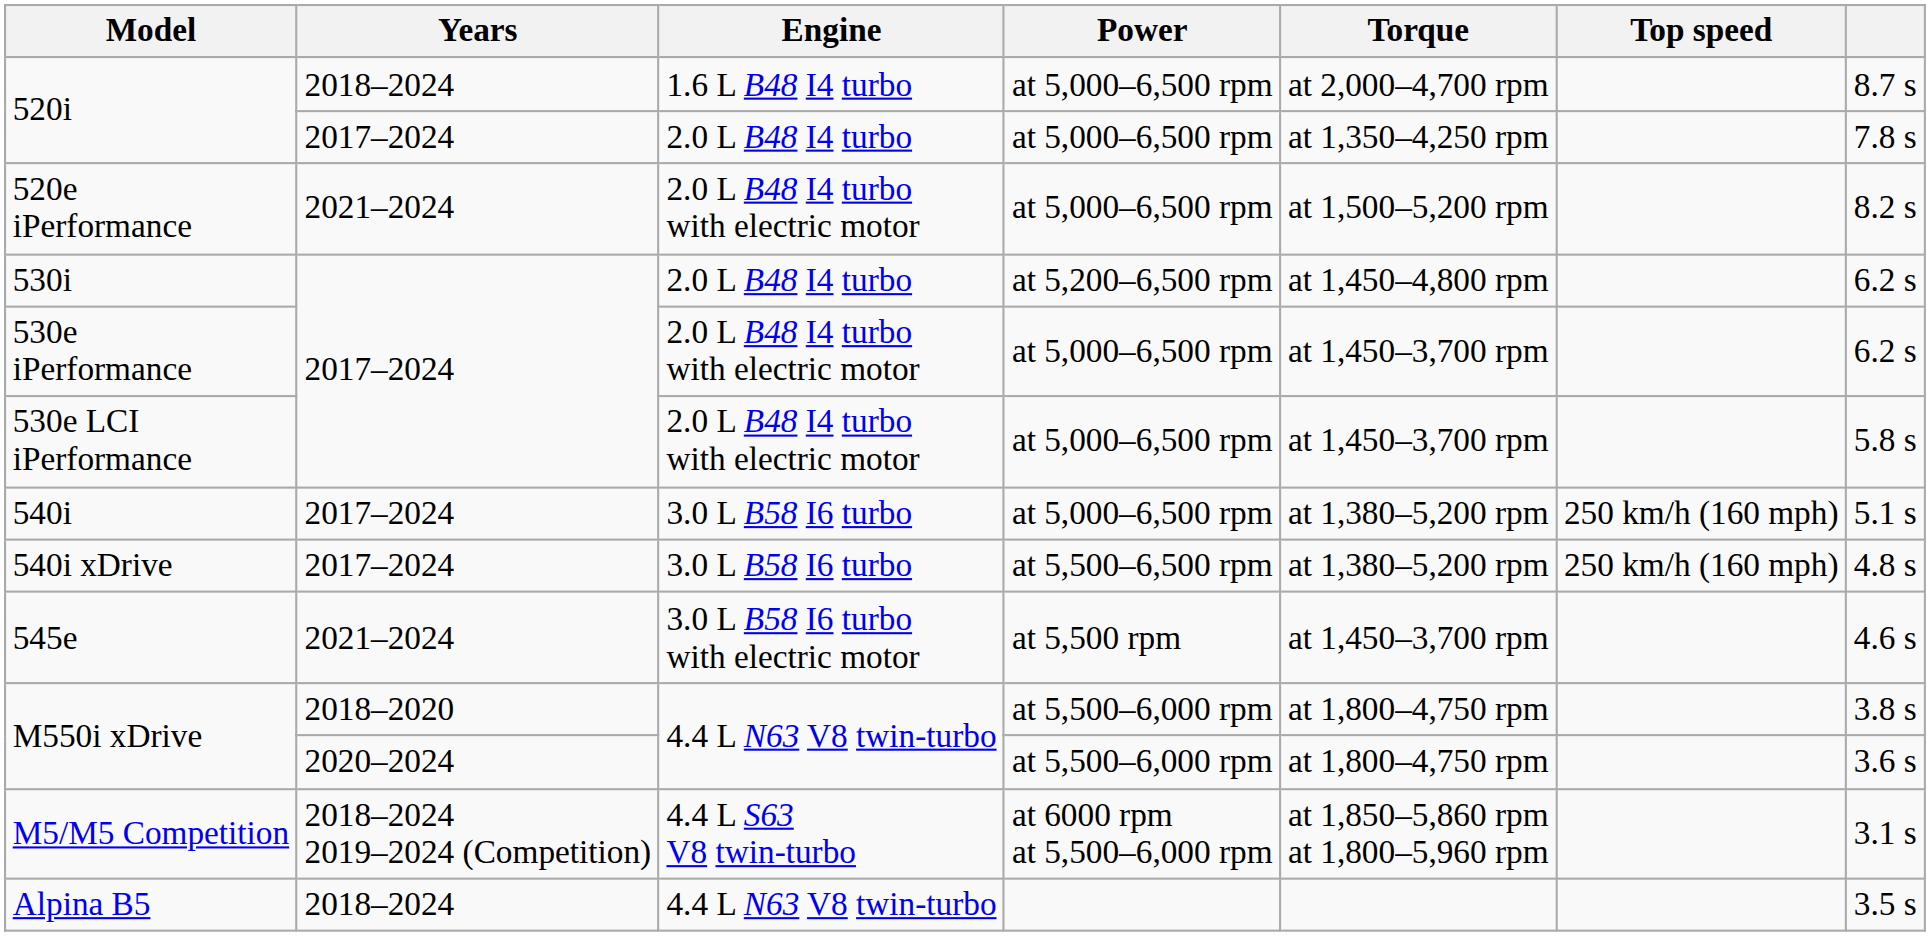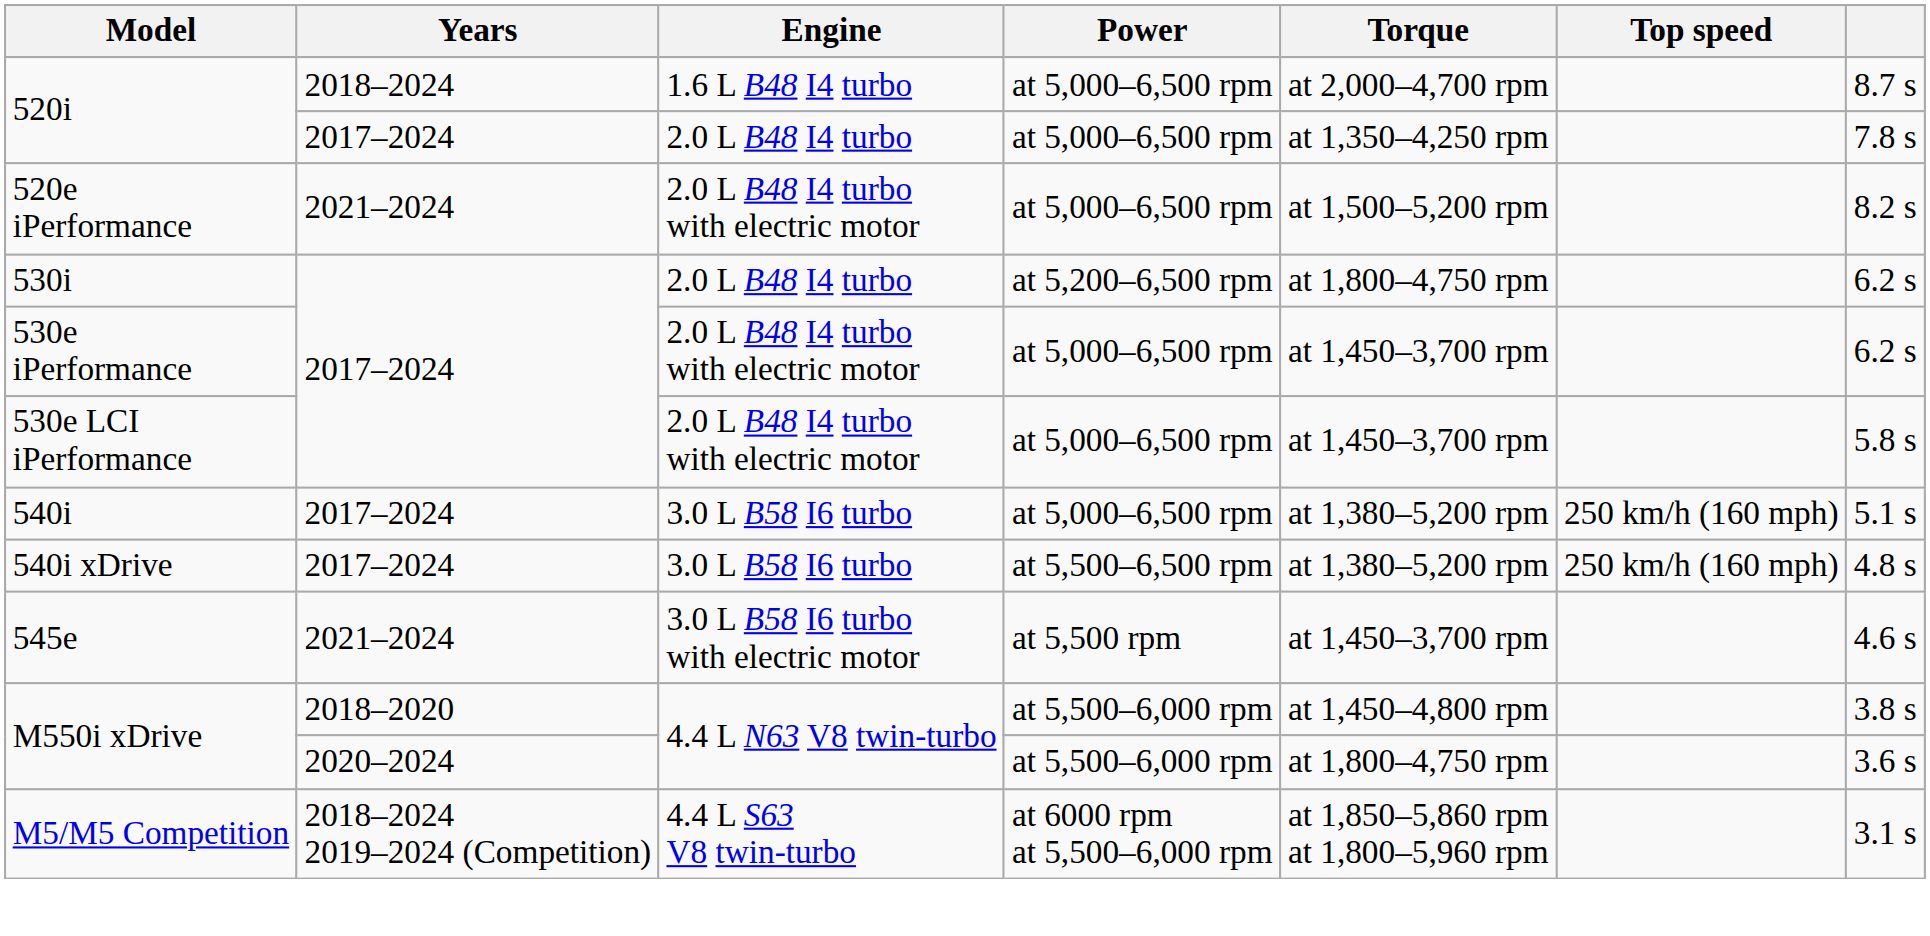(1418, 279) at 1,450–4,800 rpm -> (1418, 279) at 1,800–4,750 rpm
(1418, 708) at 1,800–4,750 rpm -> (1418, 708) at 1,450–4,800 rpm
- row: (82, 904)
